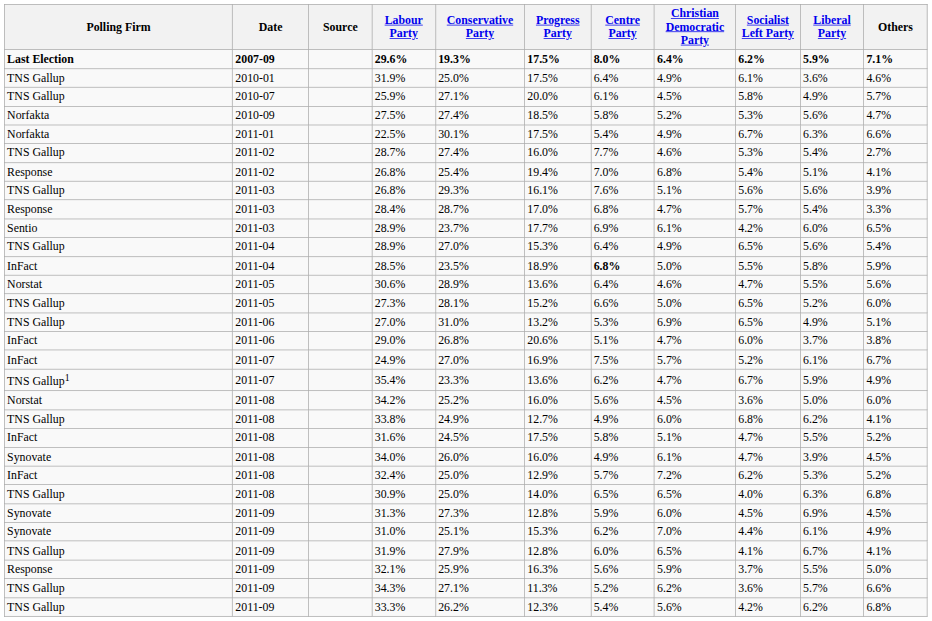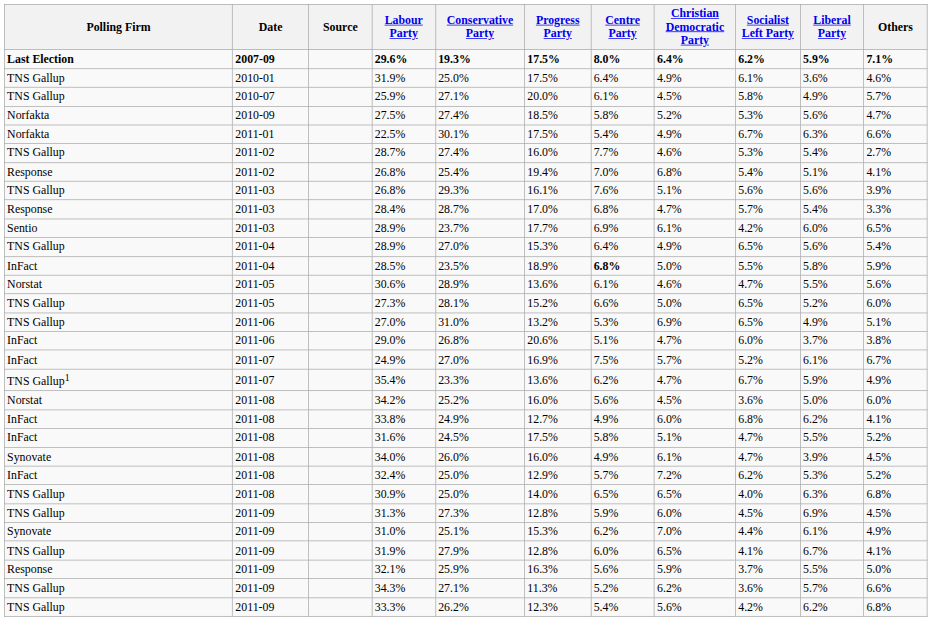(606, 284) 6.4% -> (606, 284) 6.1%
(36, 419) TNS Gallup -> (22, 419) InFact
(29, 513) Synovate -> (36, 513) TNS Gallup
